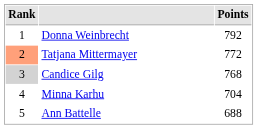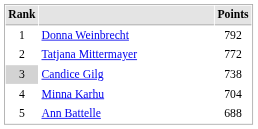(22, 55) lightsalmon background -> (22, 55) no background
(233, 74) 768 -> (233, 74) 738
